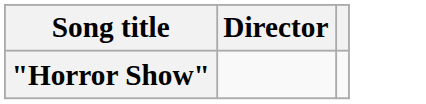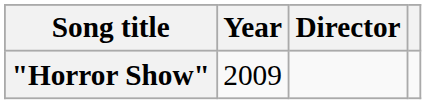+ column: (253, 27)
